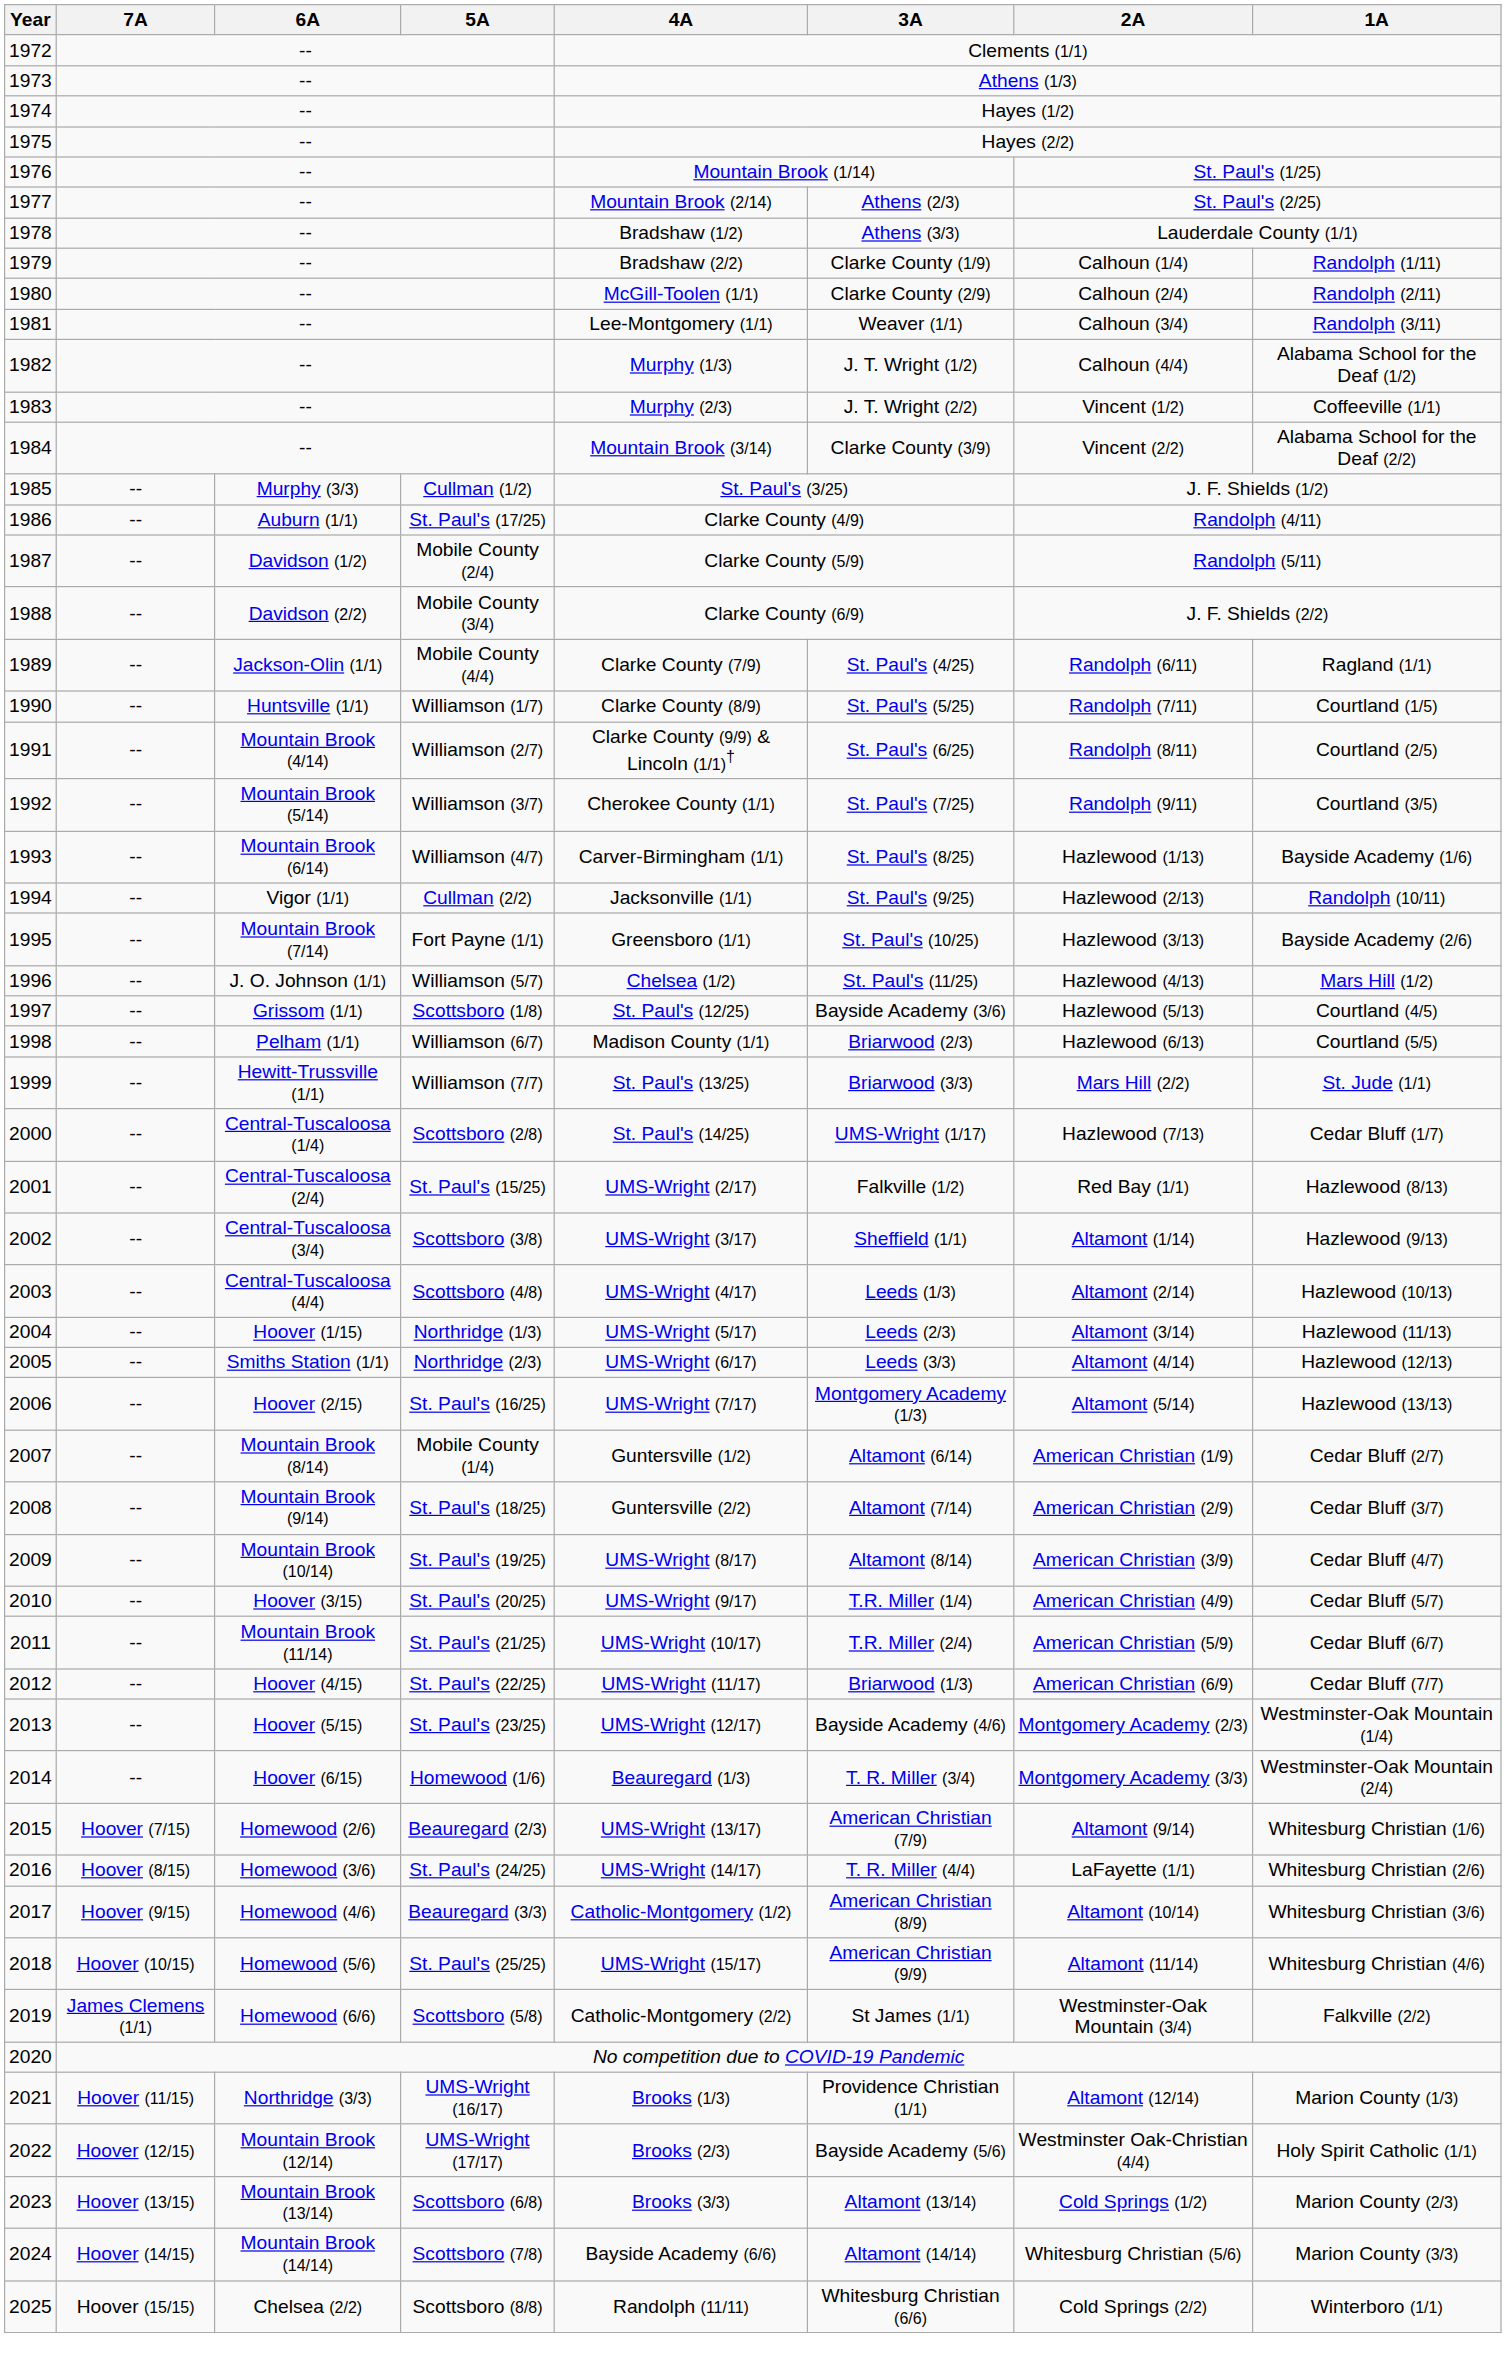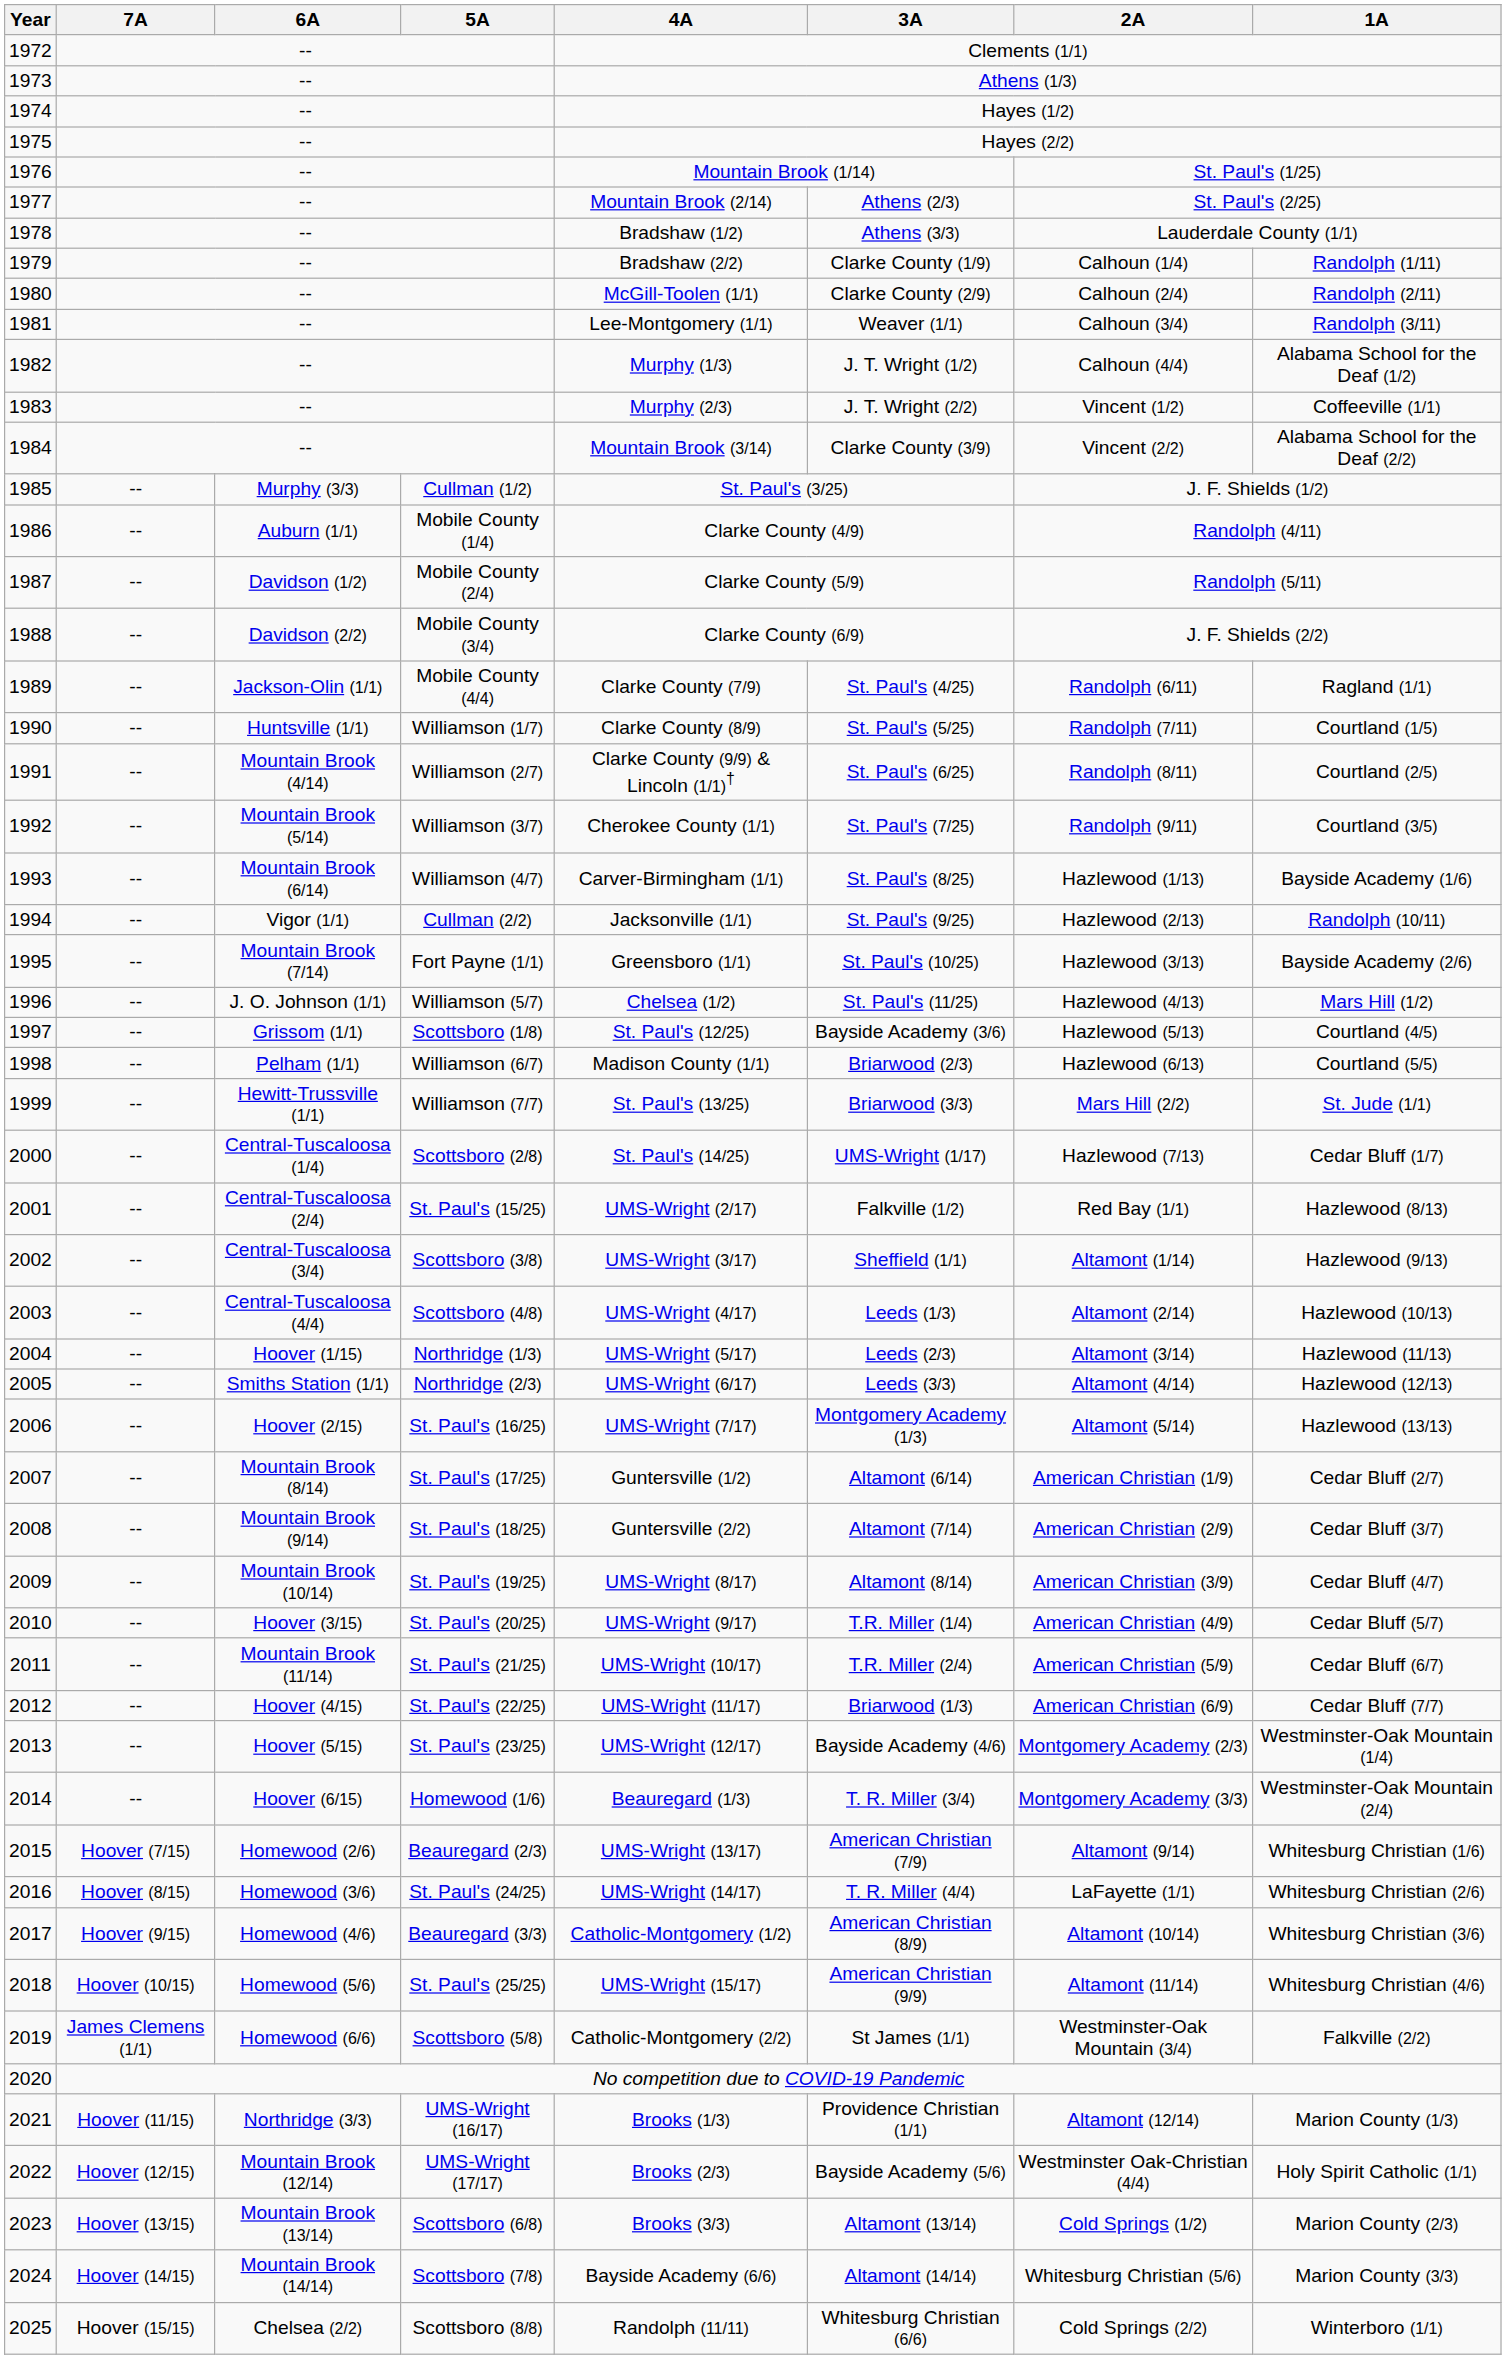(478, 519) St. Paul's (17/25) -> (478, 530) Mobile County (1/4)
(478, 1455) Mobile County (1/4) -> (478, 1477) St. Paul's (17/25)
